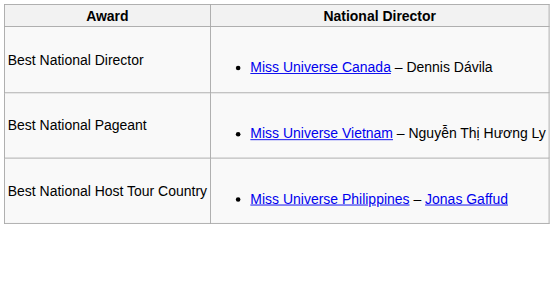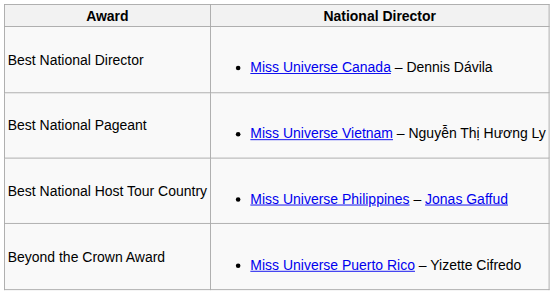+ row: (86, 257)
